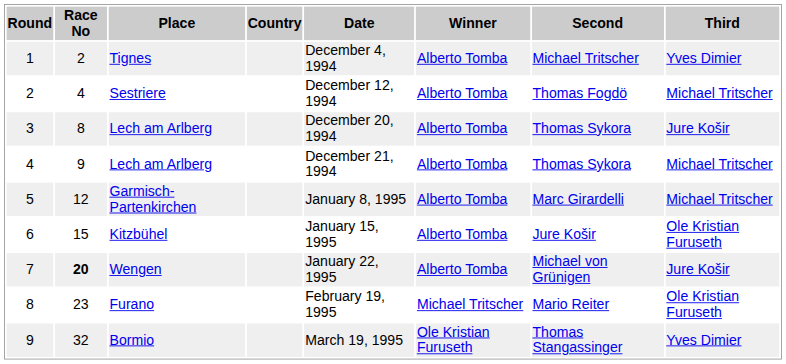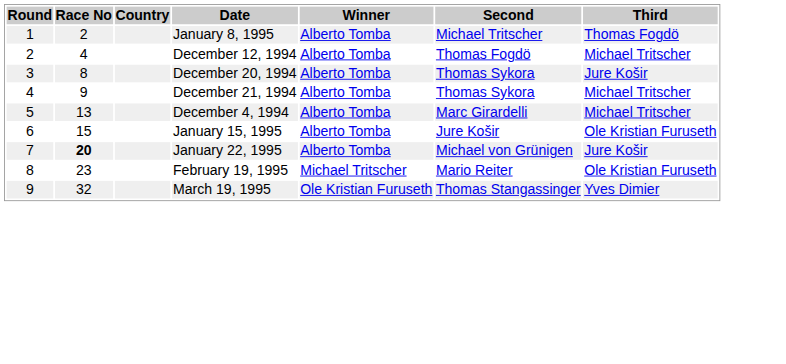- column: (177, 23)
(345, 58) December 4, 1994 -> (223, 34) January 8, 1995
(704, 58) Yves Dimier -> (632, 34) Thomas Fogdö
(81, 199) 12 -> (84, 112) 13
(356, 199) January 8, 1995 -> (231, 112) December 4, 1994
